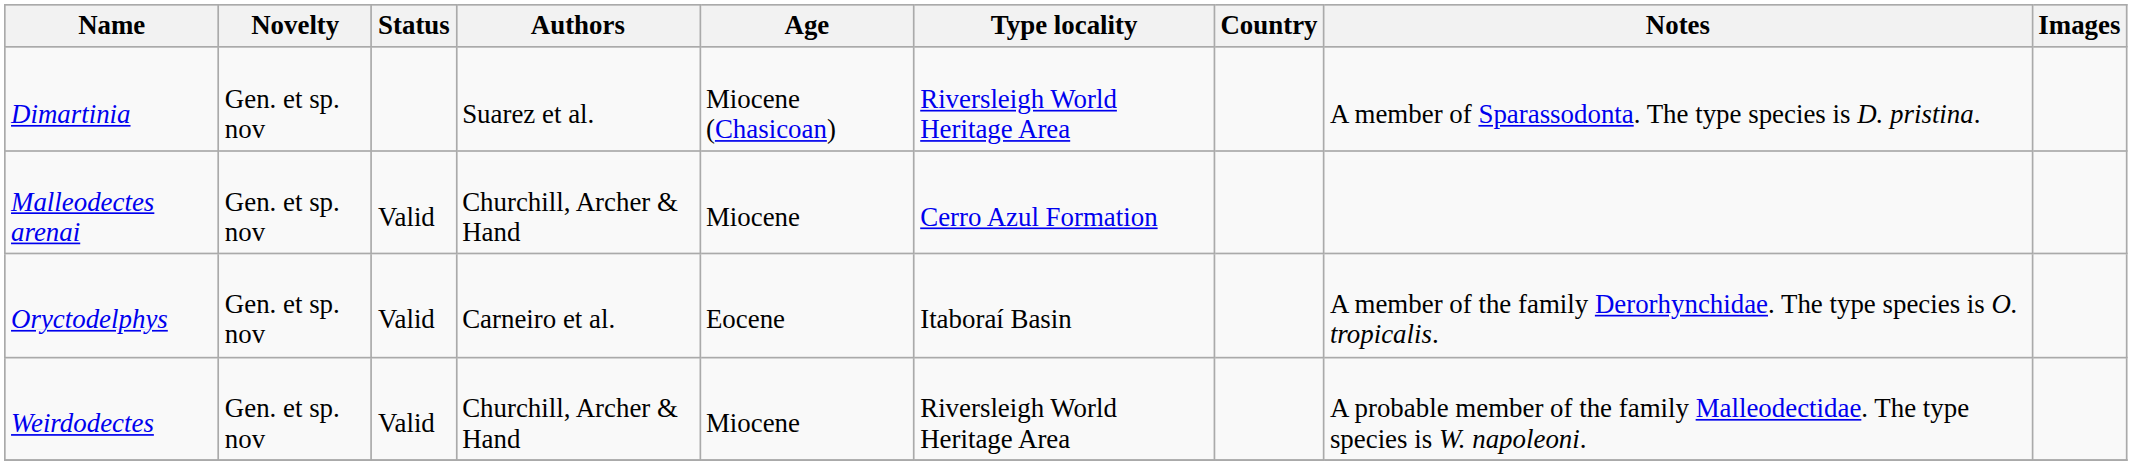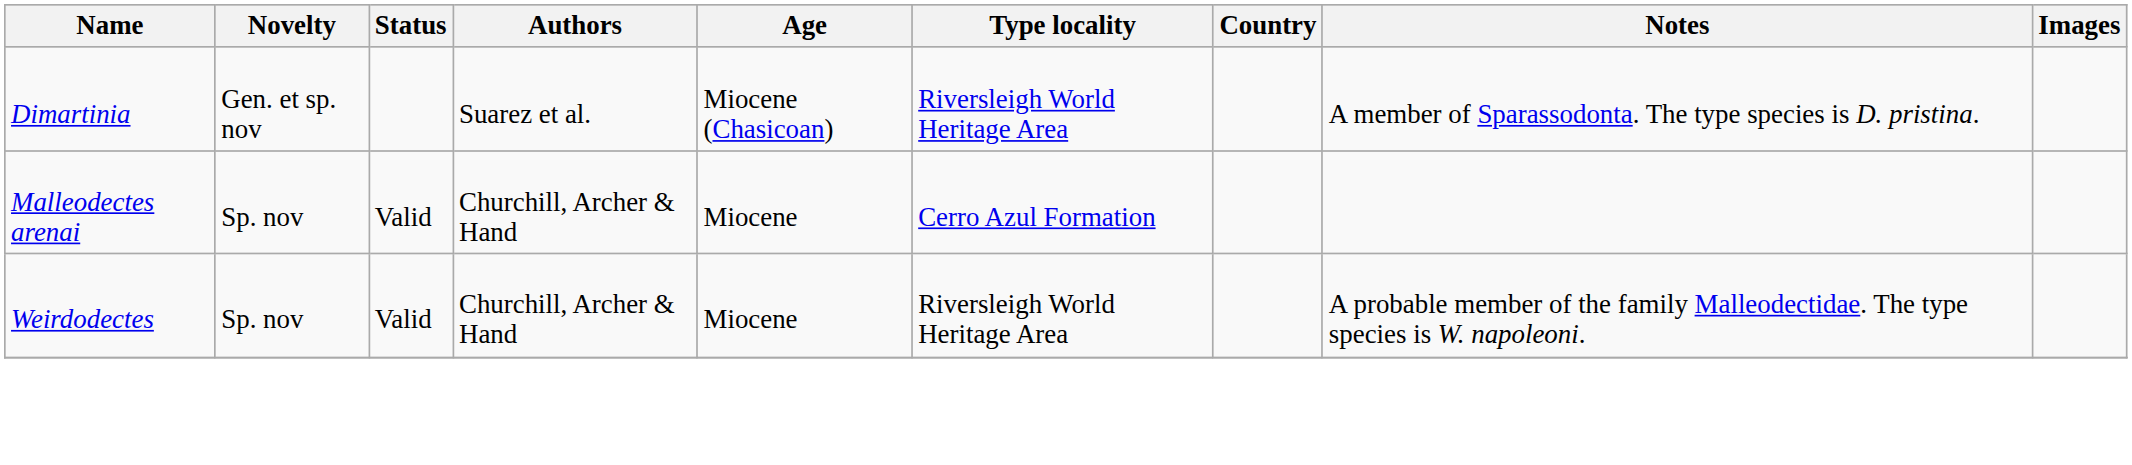(282, 216) Gen. et sp. nov -> (262, 216) Sp. nov
- row: (89, 320)
(282, 423) Gen. et sp. nov -> (262, 320) Sp. nov
